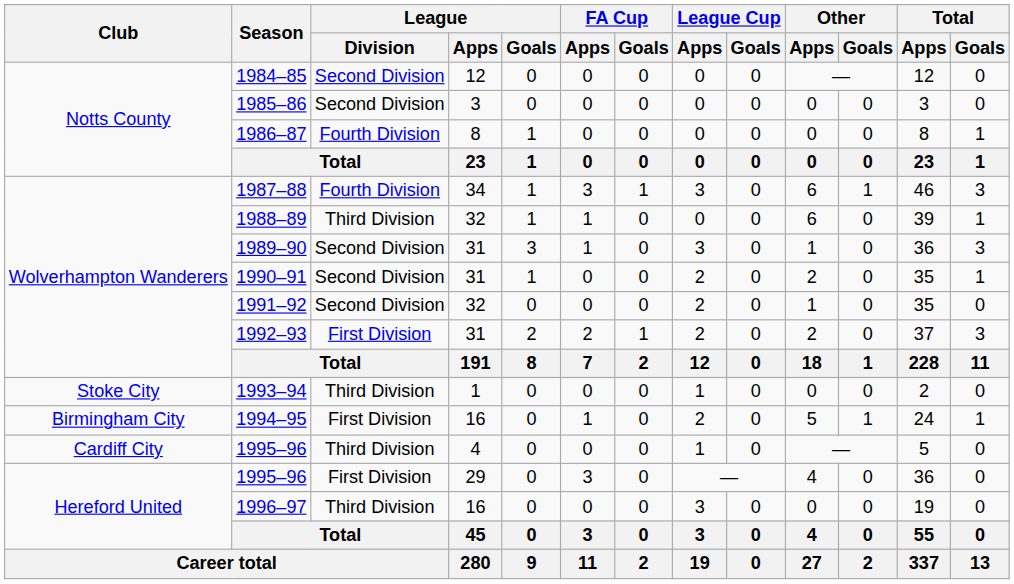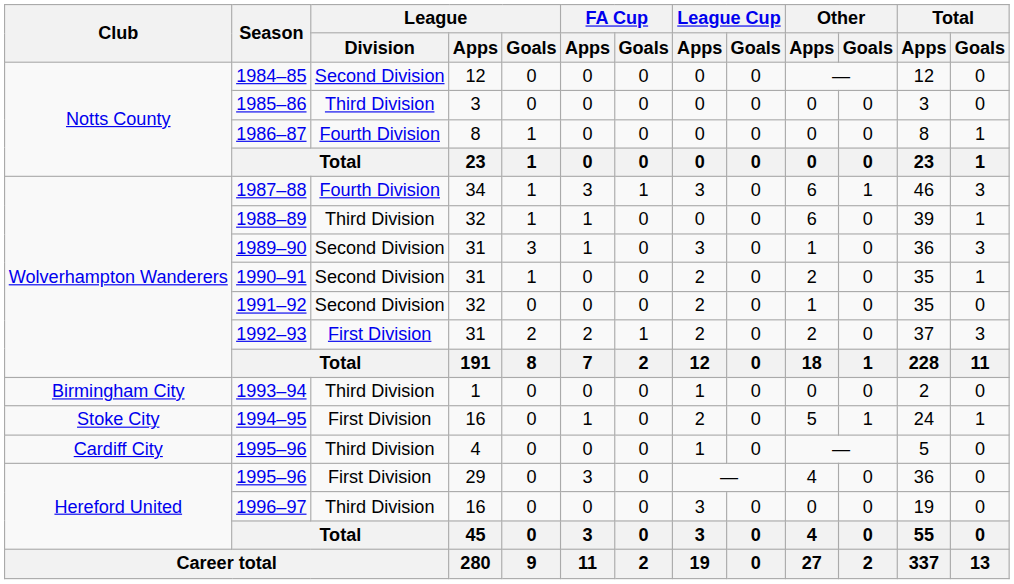(380, 104) Second Division -> (380, 104) Third Division
(118, 391) Stoke City -> (118, 391) Birmingham City
(118, 420) Birmingham City -> (118, 420) Stoke City
